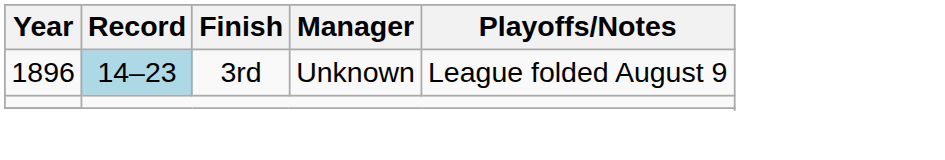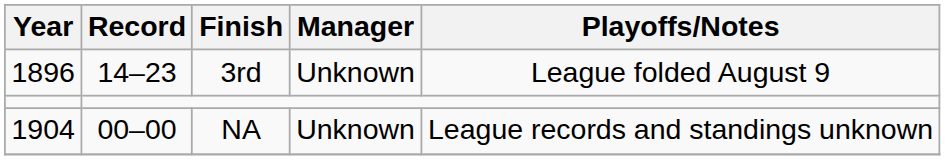(137, 72) lightblue background -> (137, 72) no background
+ row: (43, 130)
